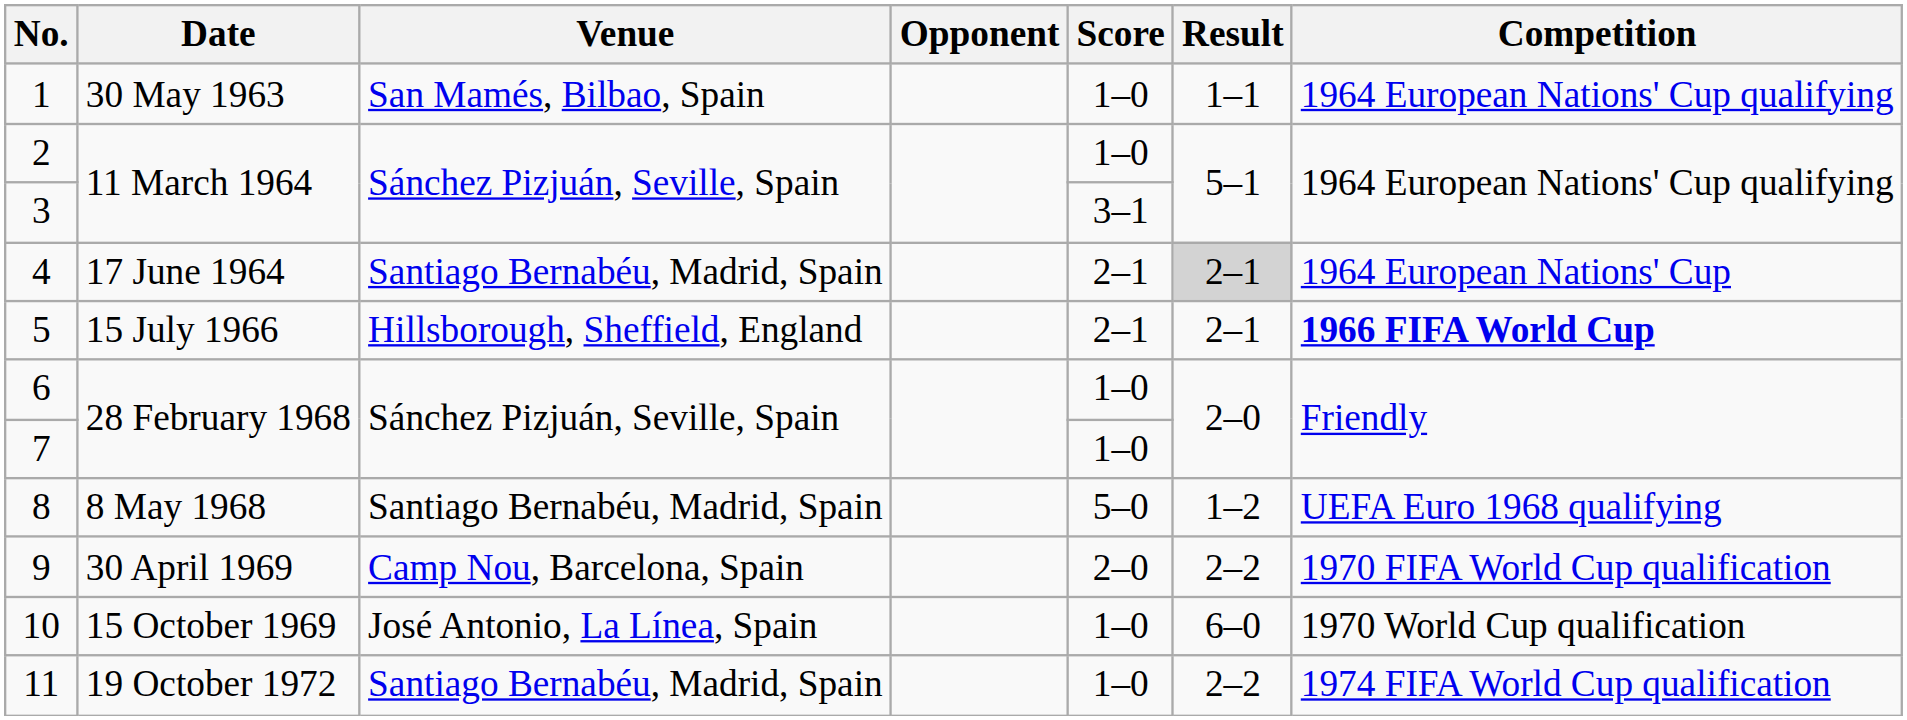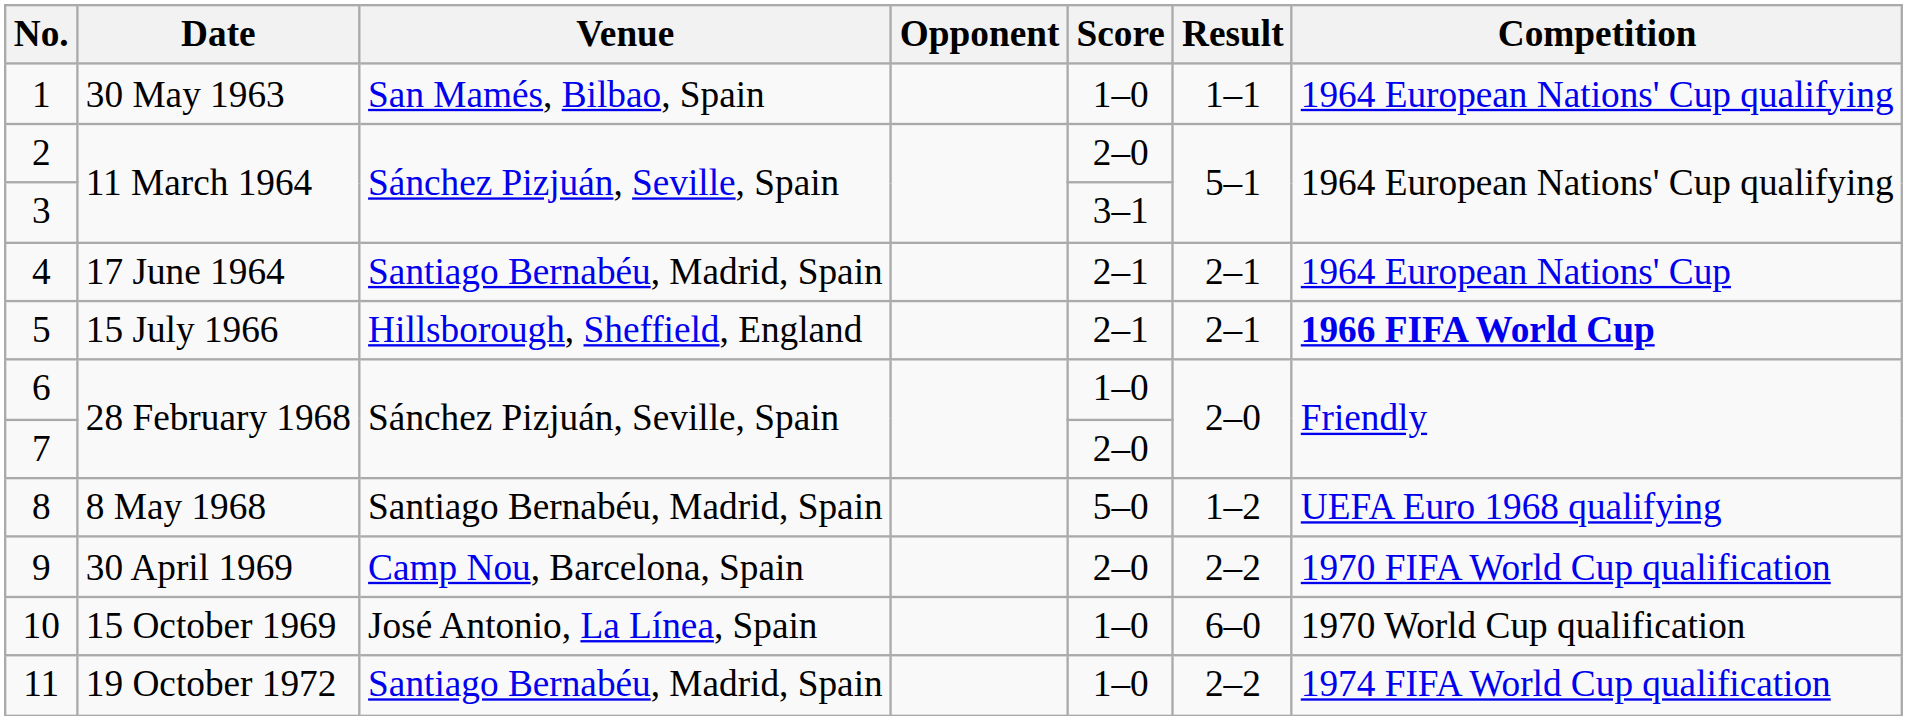(1121, 152) 1–0 -> (1121, 152) 2–0
(1233, 270) lightgrey background -> (1233, 270) no background
(1121, 447) 1–0 -> (1121, 447) 2–0
